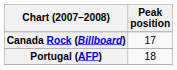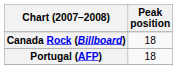(150, 40) 17 -> (150, 40) 18
